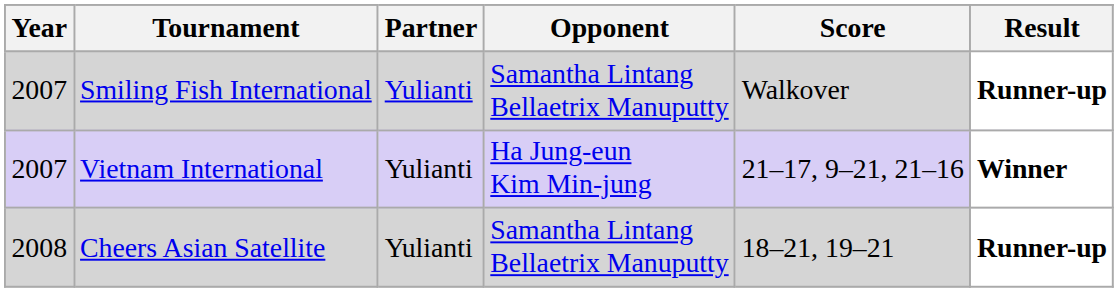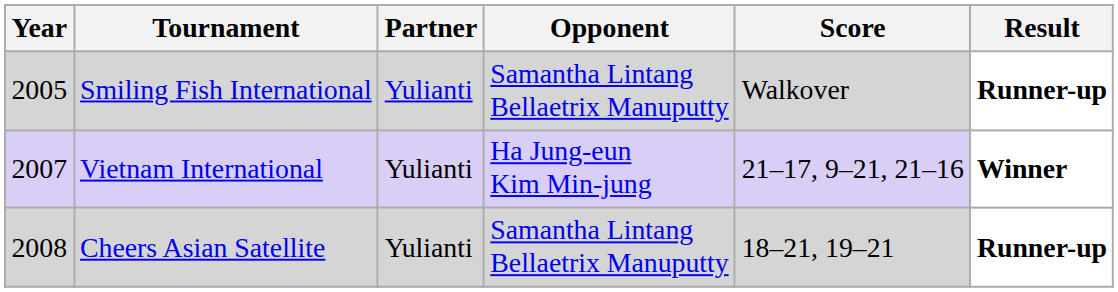(39, 90) 2007 -> (39, 90) 2005
